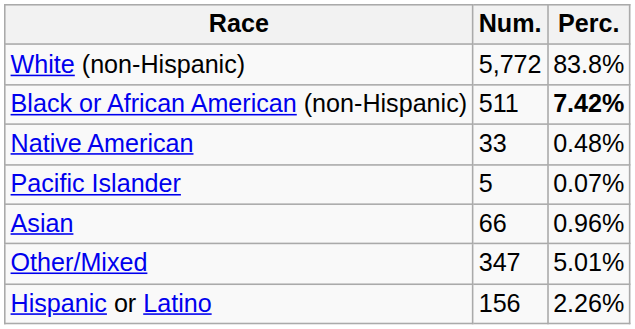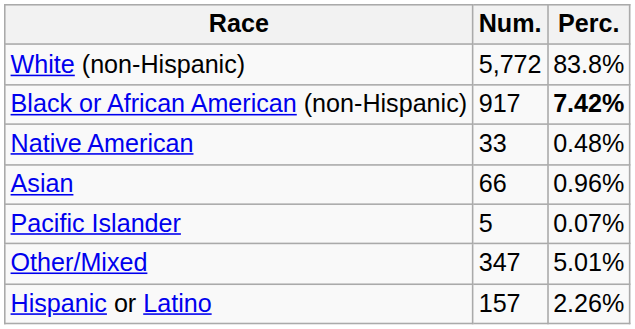(499, 104) 511 -> (500, 104) 917
rows swapped: (42, 223) <-> (96, 183)
(500, 303) 156 -> (500, 303) 157
